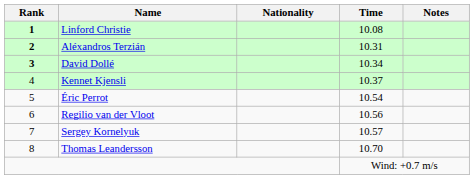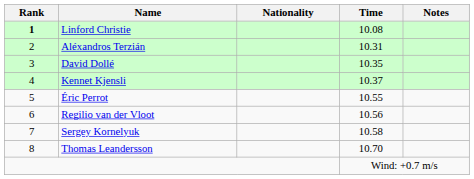(32, 47) bold -> (32, 47) normal
(32, 64) bold -> (32, 64) normal
(371, 64) 10.34 -> (371, 64) 10.35
(371, 98) 10.54 -> (371, 98) 10.55
(371, 132) 10.57 -> (371, 132) 10.58
